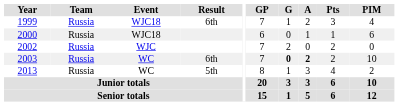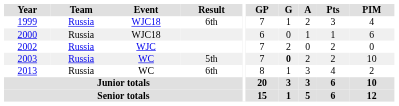(212, 59) 6th -> (212, 59) 5th
(308, 59) bold -> (308, 59) normal
(212, 71) 5th -> (212, 71) 6th
